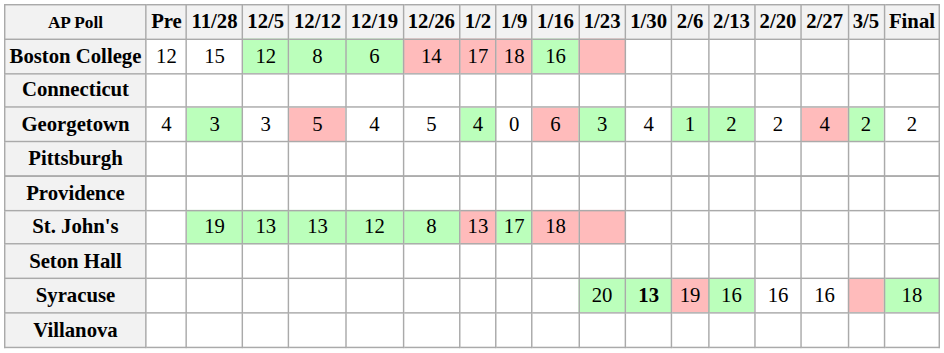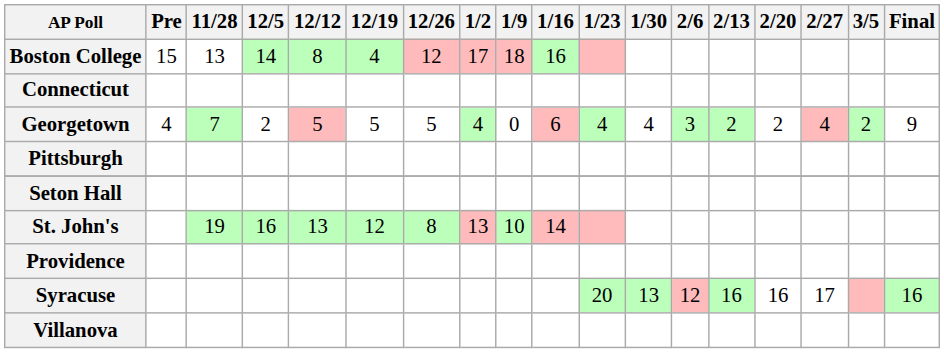(166, 56) 12 -> (166, 56) 15
(215, 56) 15 -> (215, 56) 13
(266, 56) 12 -> (266, 56) 14
(374, 56) 6 -> (374, 56) 4
(431, 56) 14 -> (431, 56) 12
(215, 124) 3 -> (215, 124) 7
(266, 124) 3 -> (266, 124) 2
(374, 124) 4 -> (374, 124) 5
(602, 124) 3 -> (602, 124) 4
(690, 124) 1 -> (690, 124) 3
(912, 124) 2 -> (912, 124) 9
rows swapped: (75, 192) <-> (75, 261)
(266, 227) 13 -> (266, 227) 16
(514, 227) 17 -> (514, 227) 10
(556, 227) 18 -> (556, 227) 14
(649, 295) bold -> (649, 295) normal
(690, 295) 19 -> (690, 295) 12
(825, 295) 16 -> (825, 295) 17
(912, 295) 18 -> (912, 295) 16
